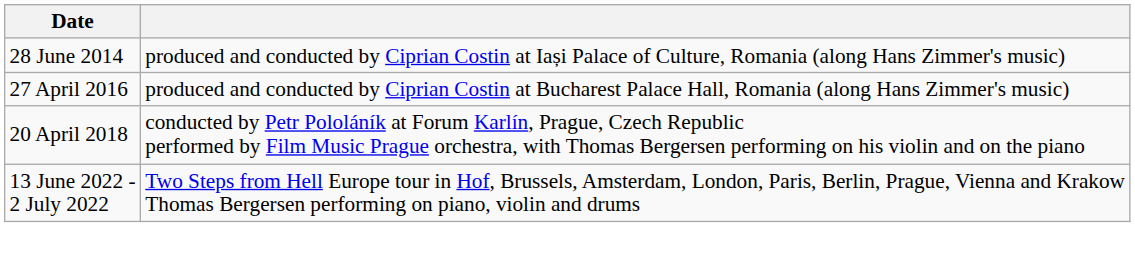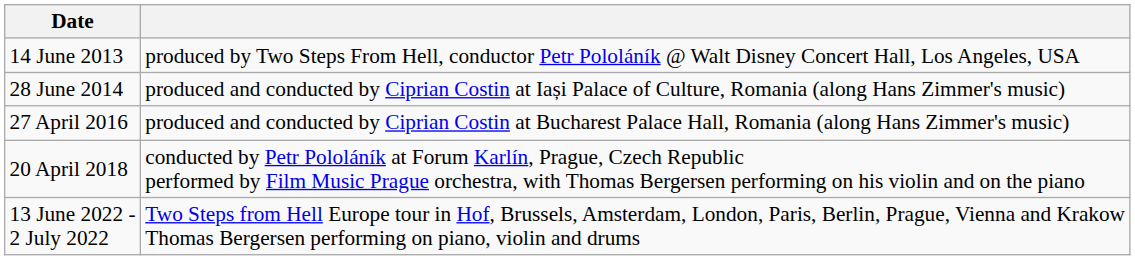+ row: (66, 55)
